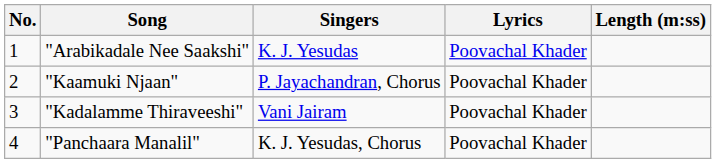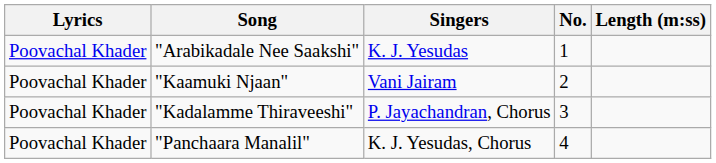columns swapped: (23, 20) <-> (518, 20)
(349, 81) P. Jayachandran, Chorus -> (412, 81) Vani Jairam
(302, 112) Vani Jairam -> (459, 112) P. Jayachandran, Chorus
